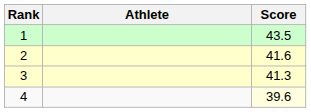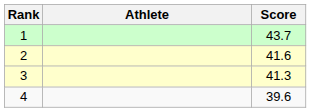(279, 35) 43.5 -> (279, 35) 43.7
(279, 96) lightyellow background -> (279, 96) no background
